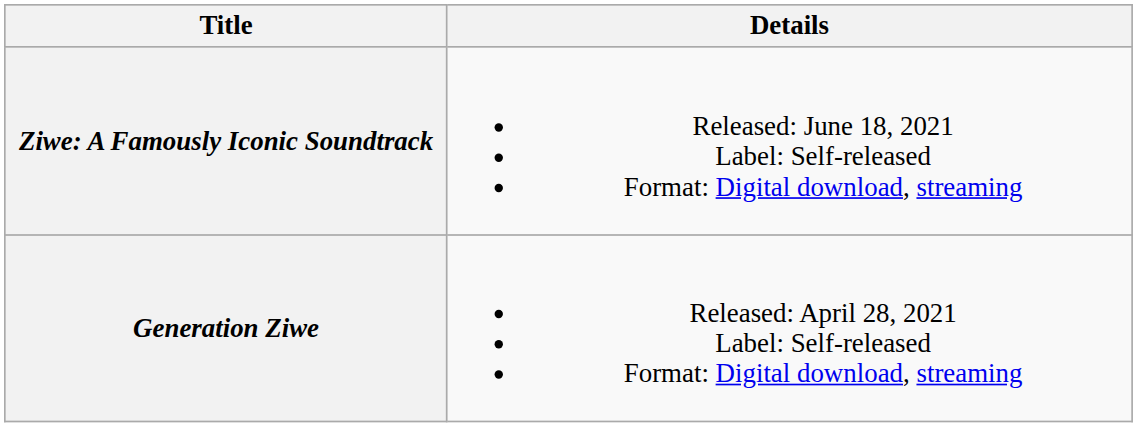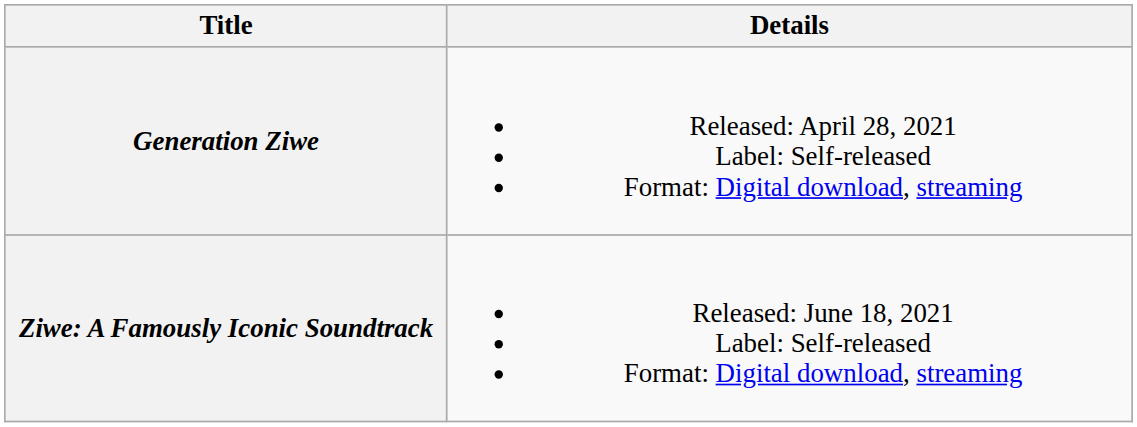rows swapped: (226, 140) <-> (226, 327)
